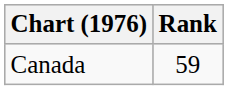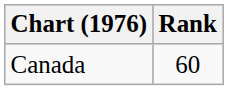(188, 63) 59 -> (188, 63) 60
